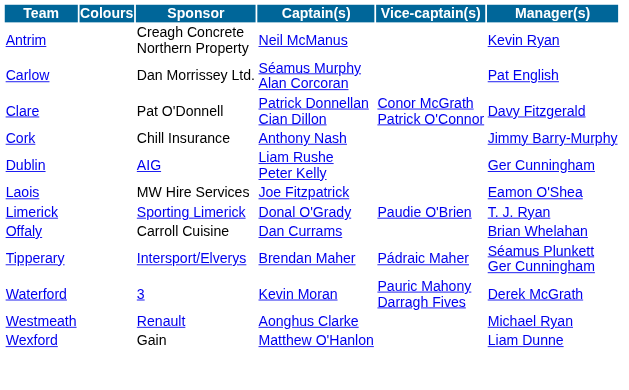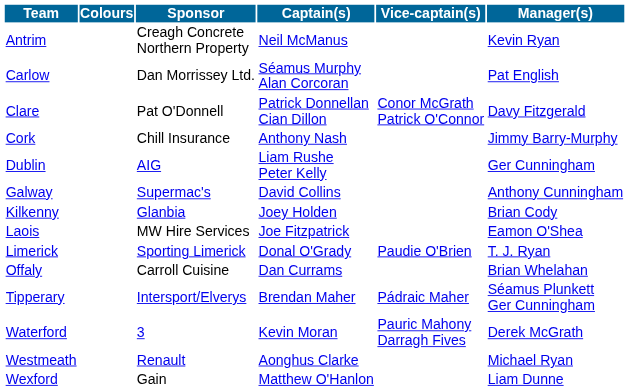+ row: (29, 193)
+ row: (32, 212)
